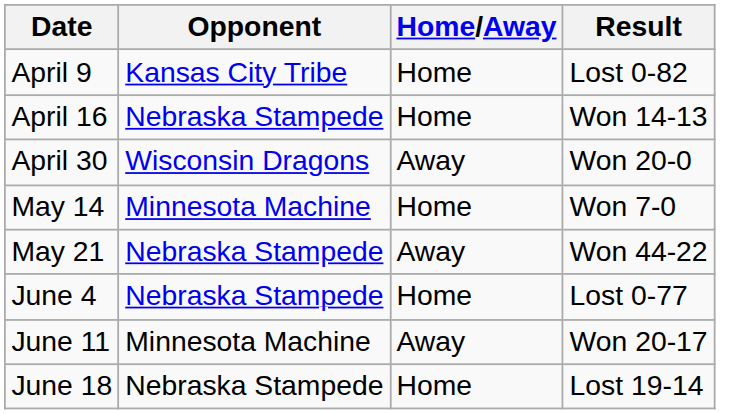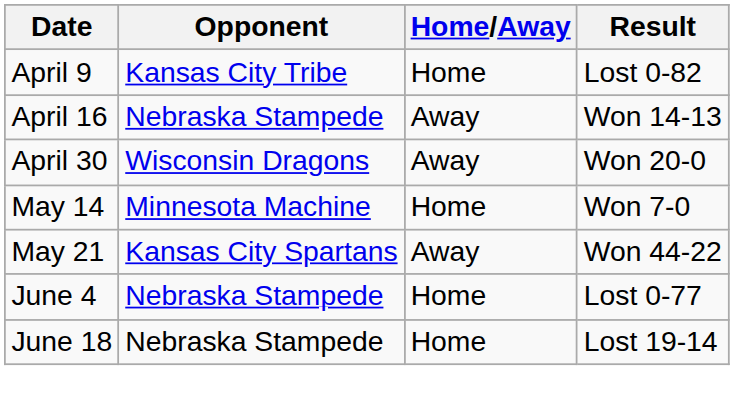(434, 116) Home -> (445, 116) Away
(254, 251) Nebraska Stampede -> (261, 251) Kansas City Spartans
- row: (61, 341)
